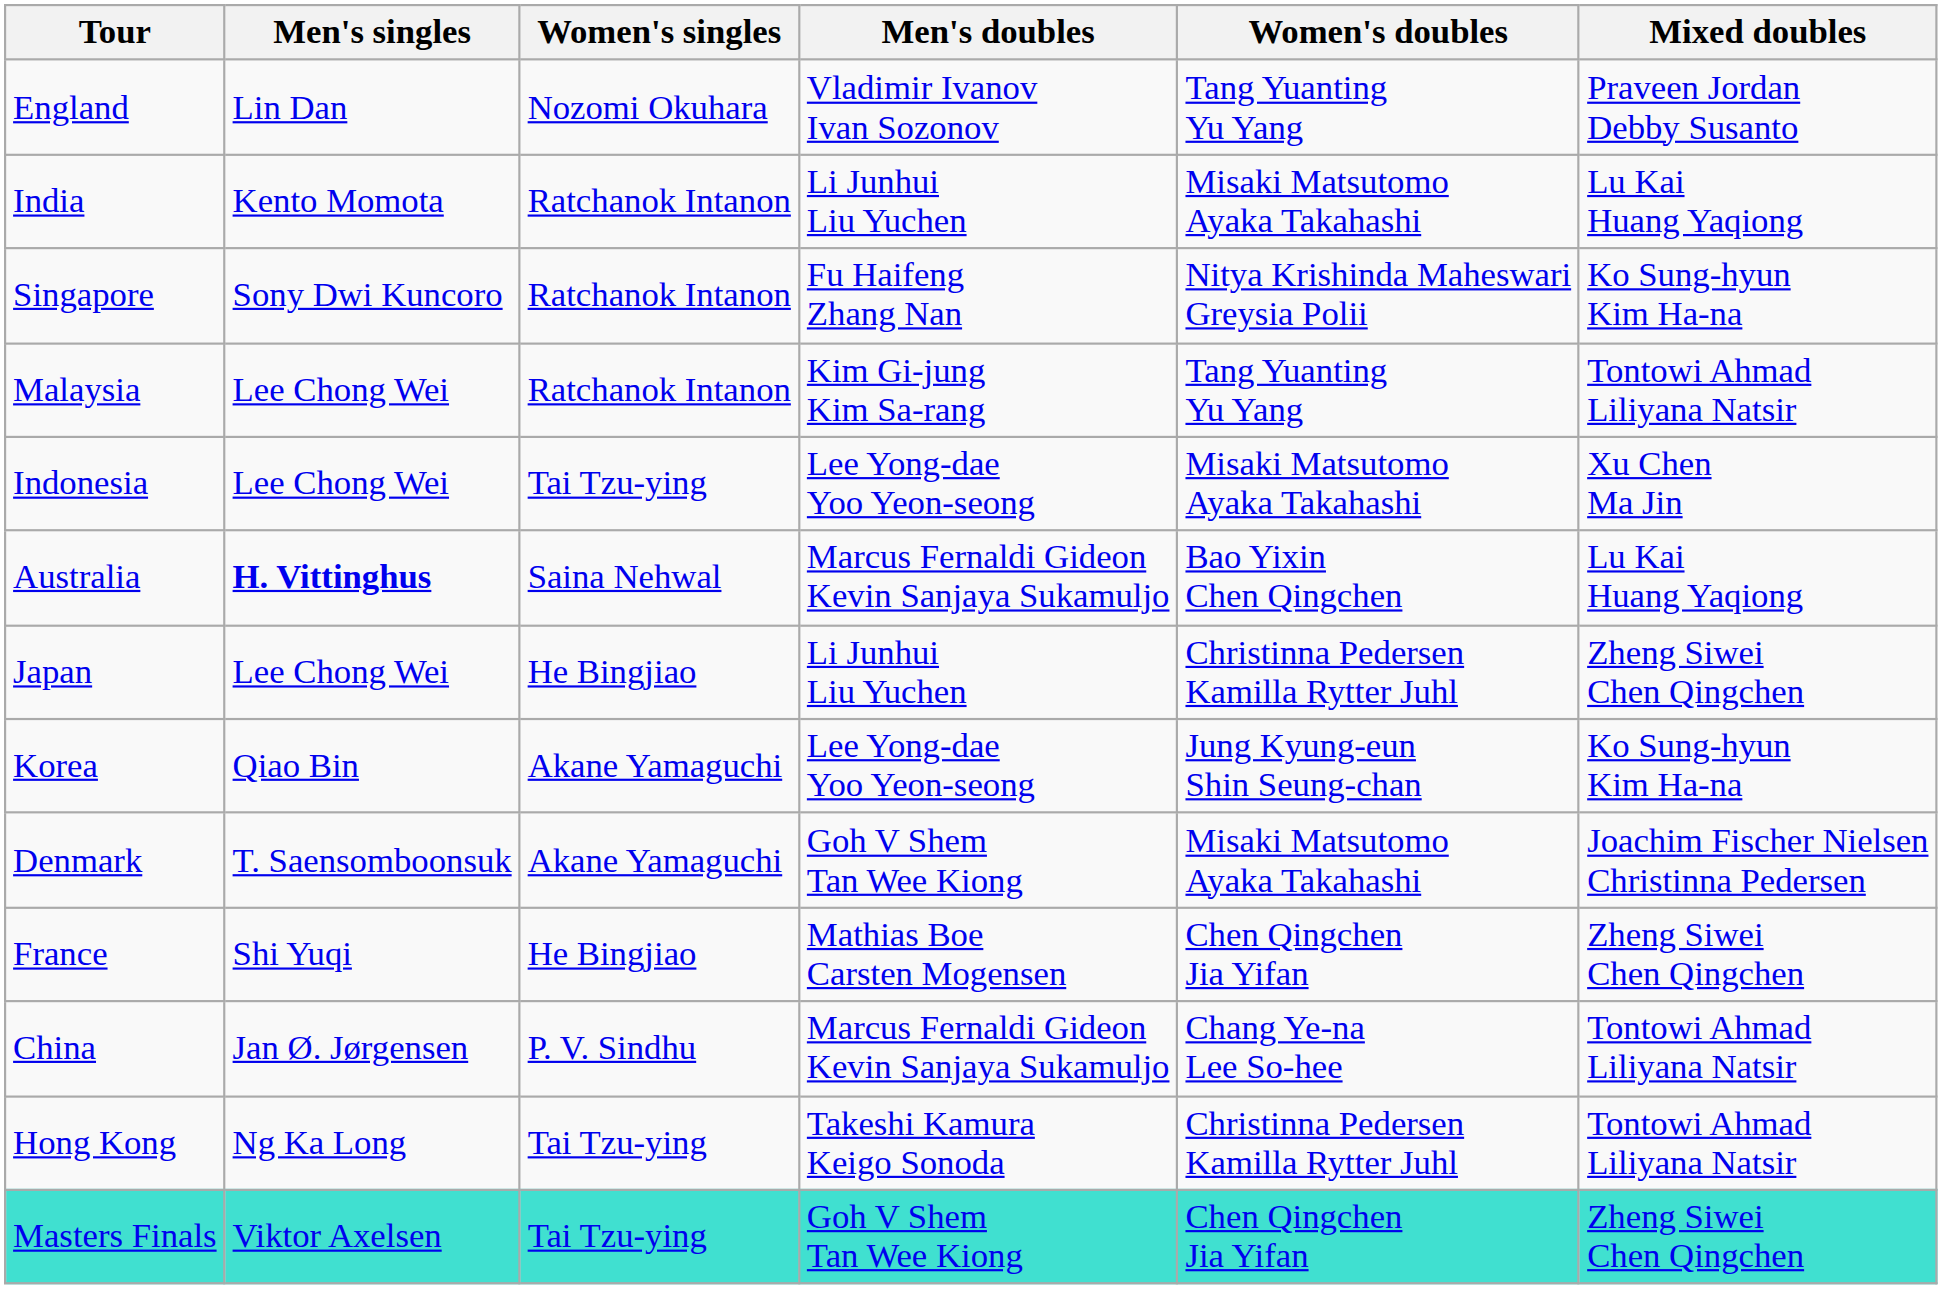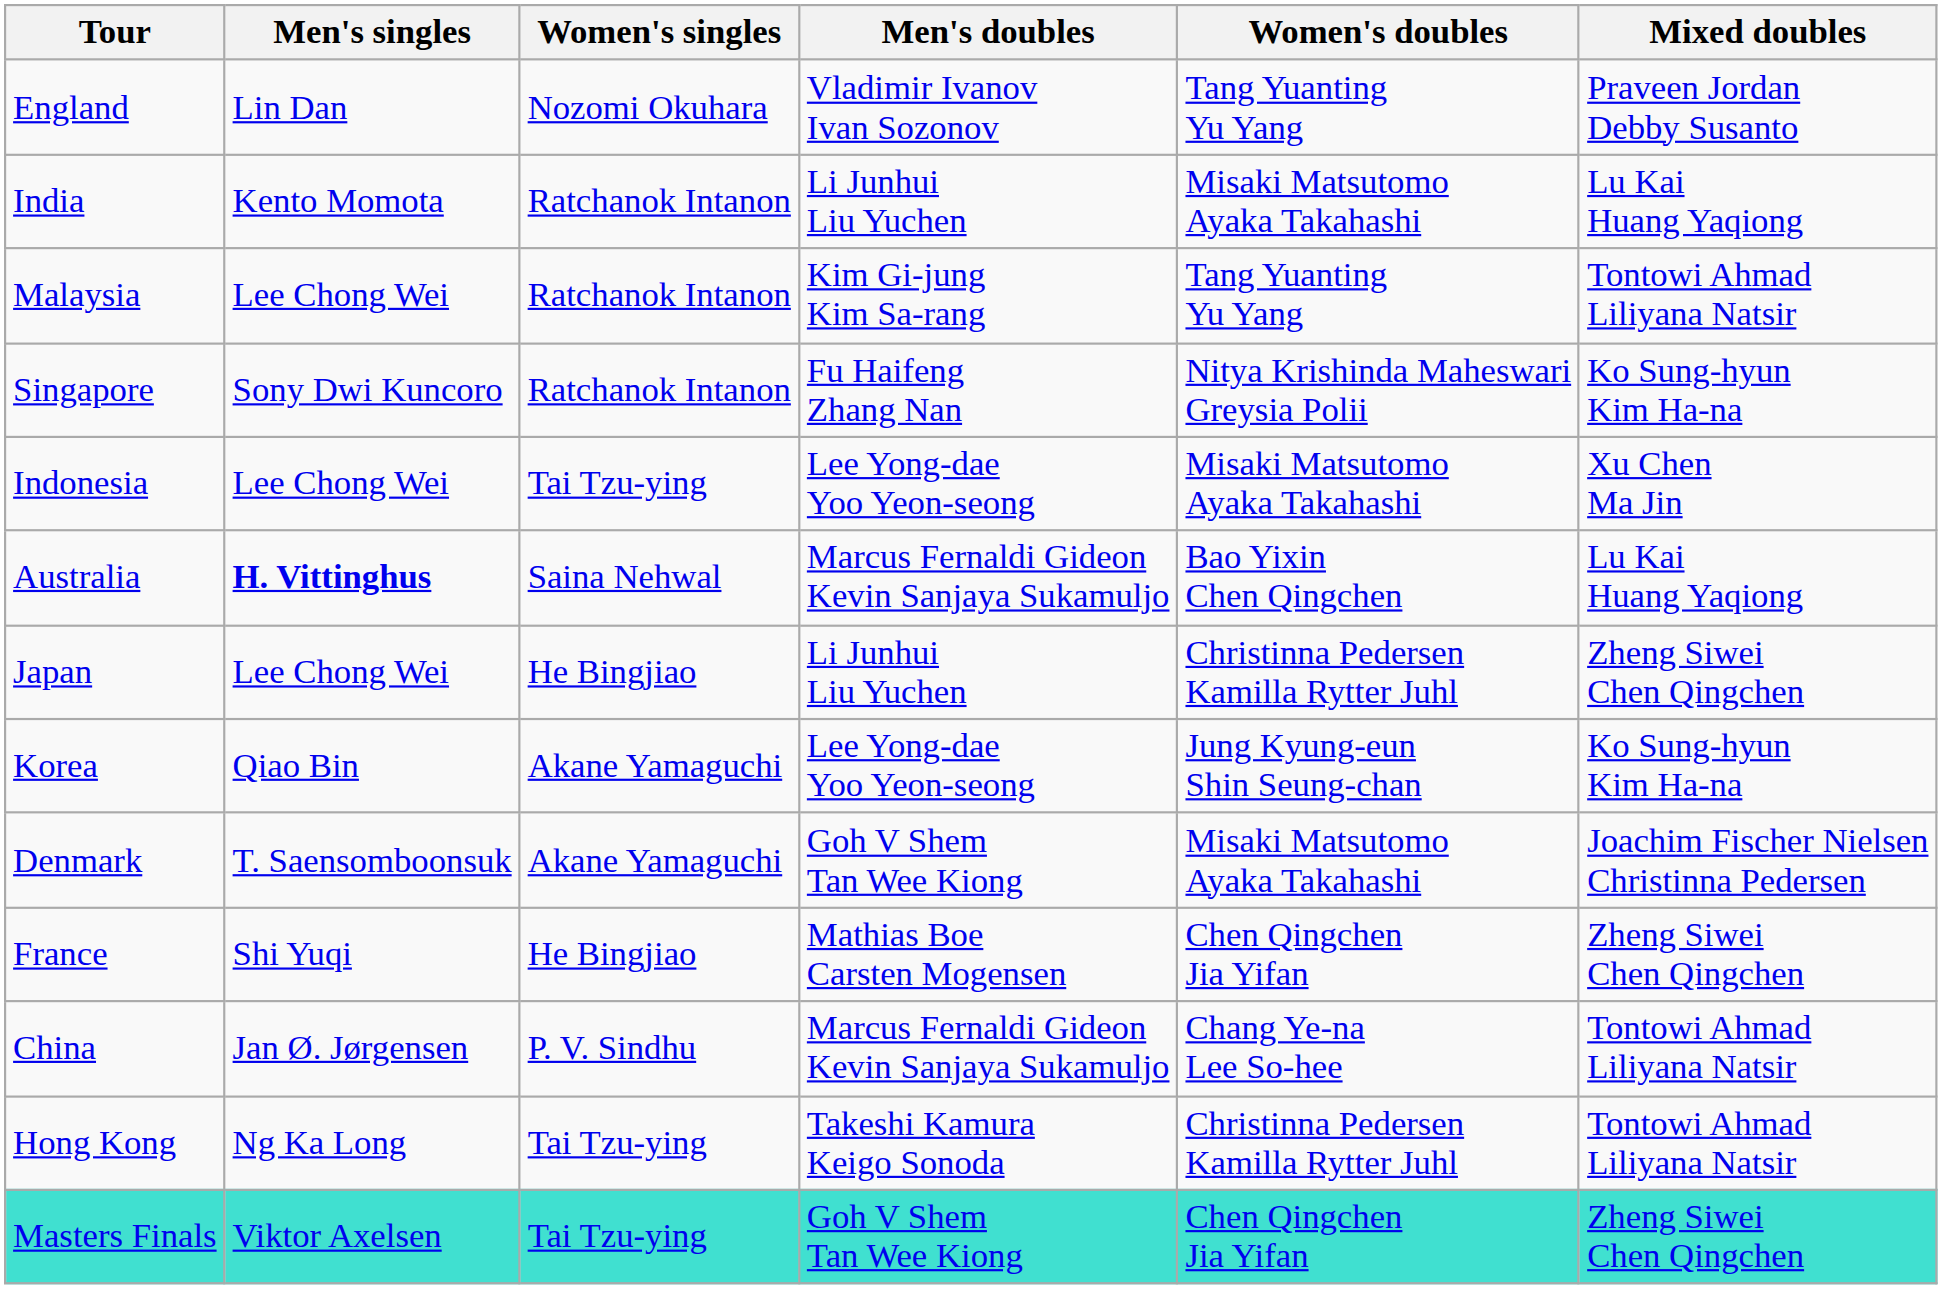rows swapped: (77, 388) <-> (83, 294)
